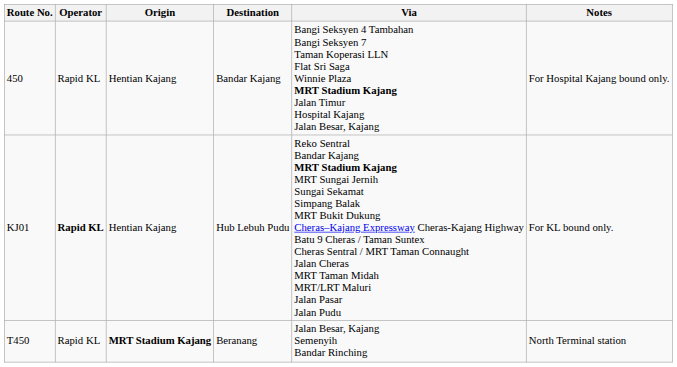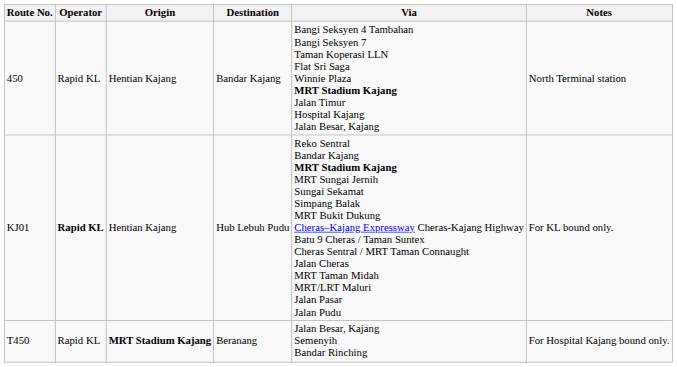(599, 78) For Hospital Kajang bound only. -> (577, 78) North Terminal station
(577, 341) North Terminal station -> (599, 341) For Hospital Kajang bound only.
